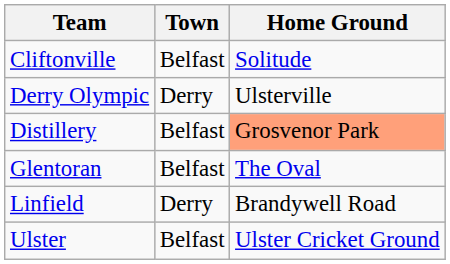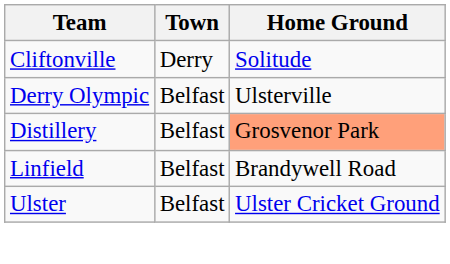(192, 58) Belfast -> (186, 58) Derry
(186, 95) Derry -> (192, 95) Belfast
- row: (56, 167)
(186, 204) Derry -> (192, 167) Belfast
